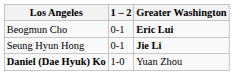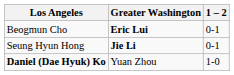columns swapped: (121, 12) <-> (181, 12)
